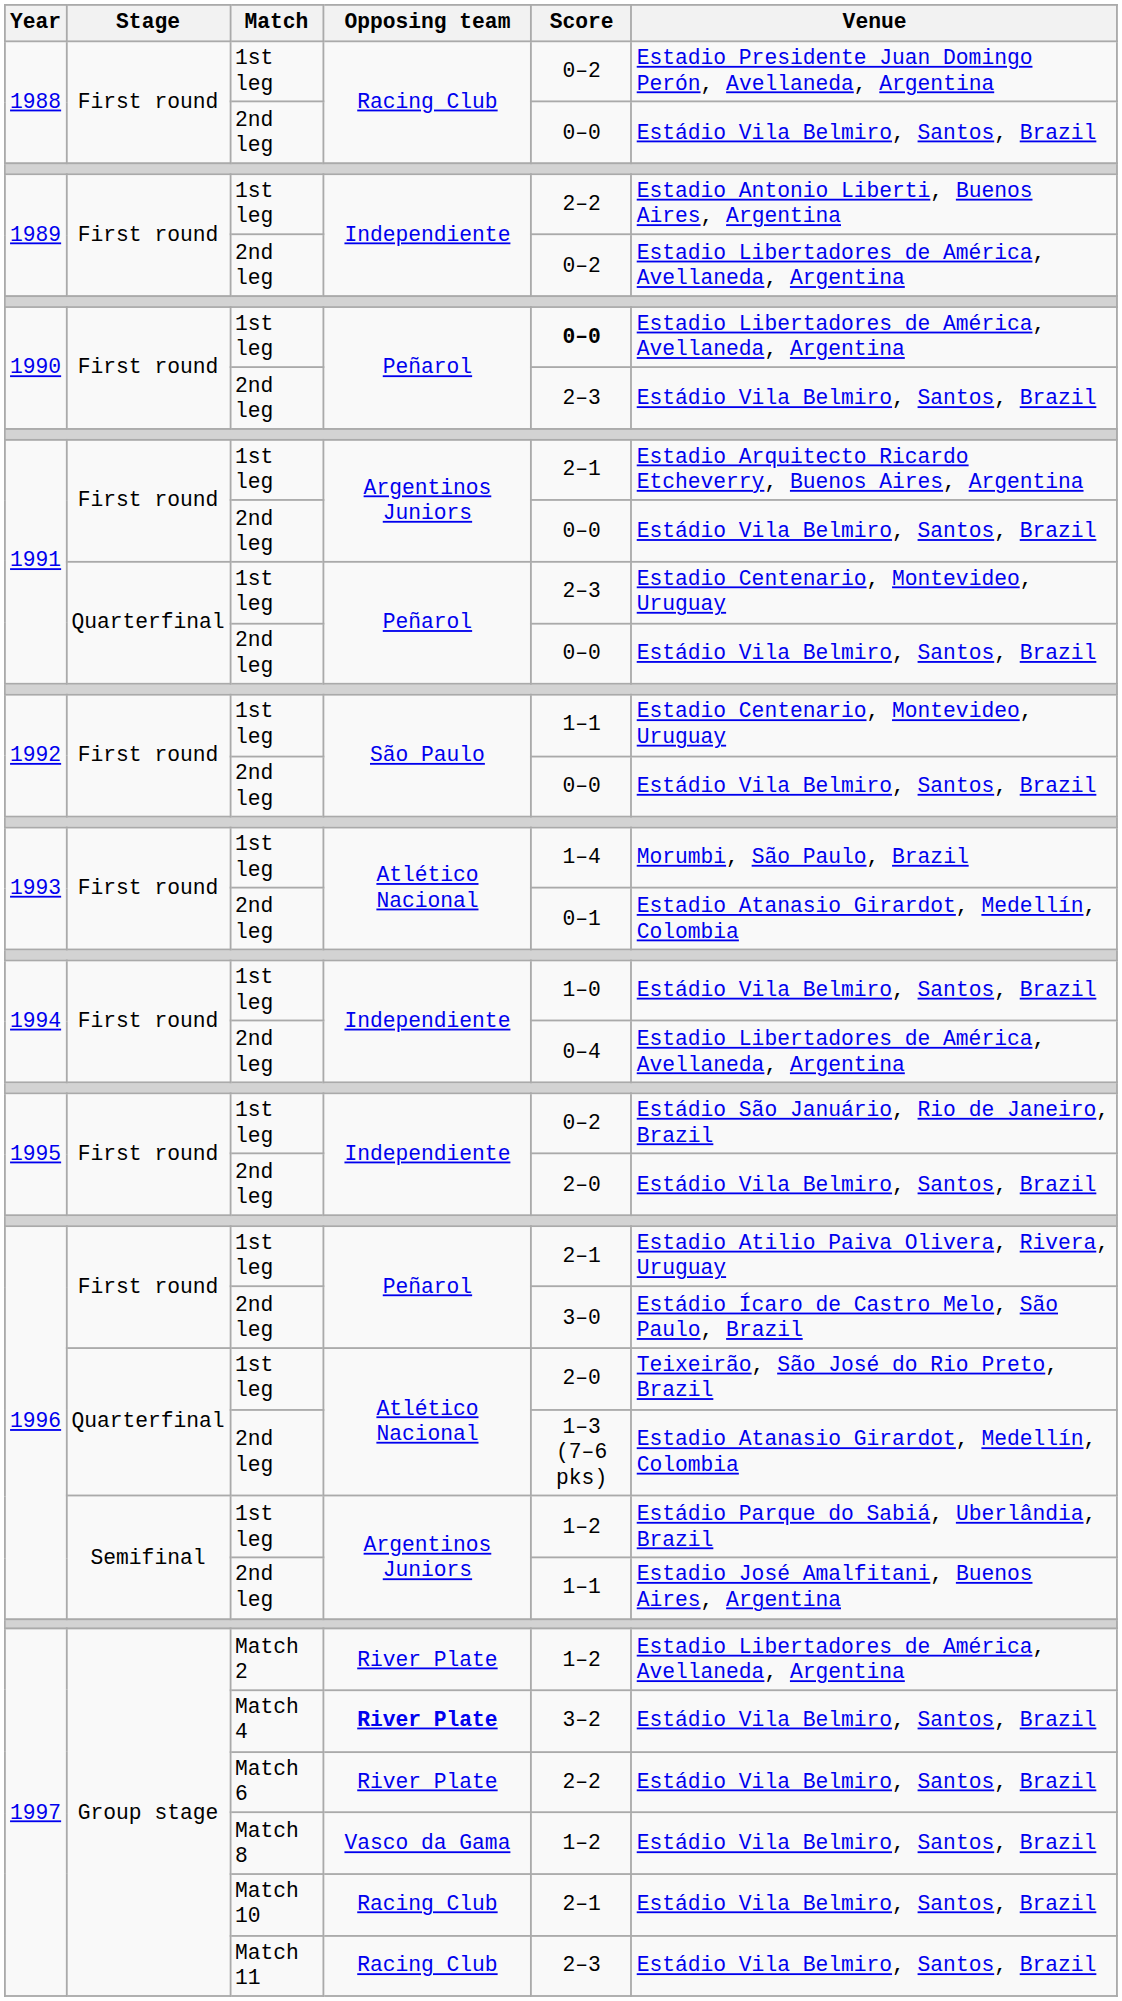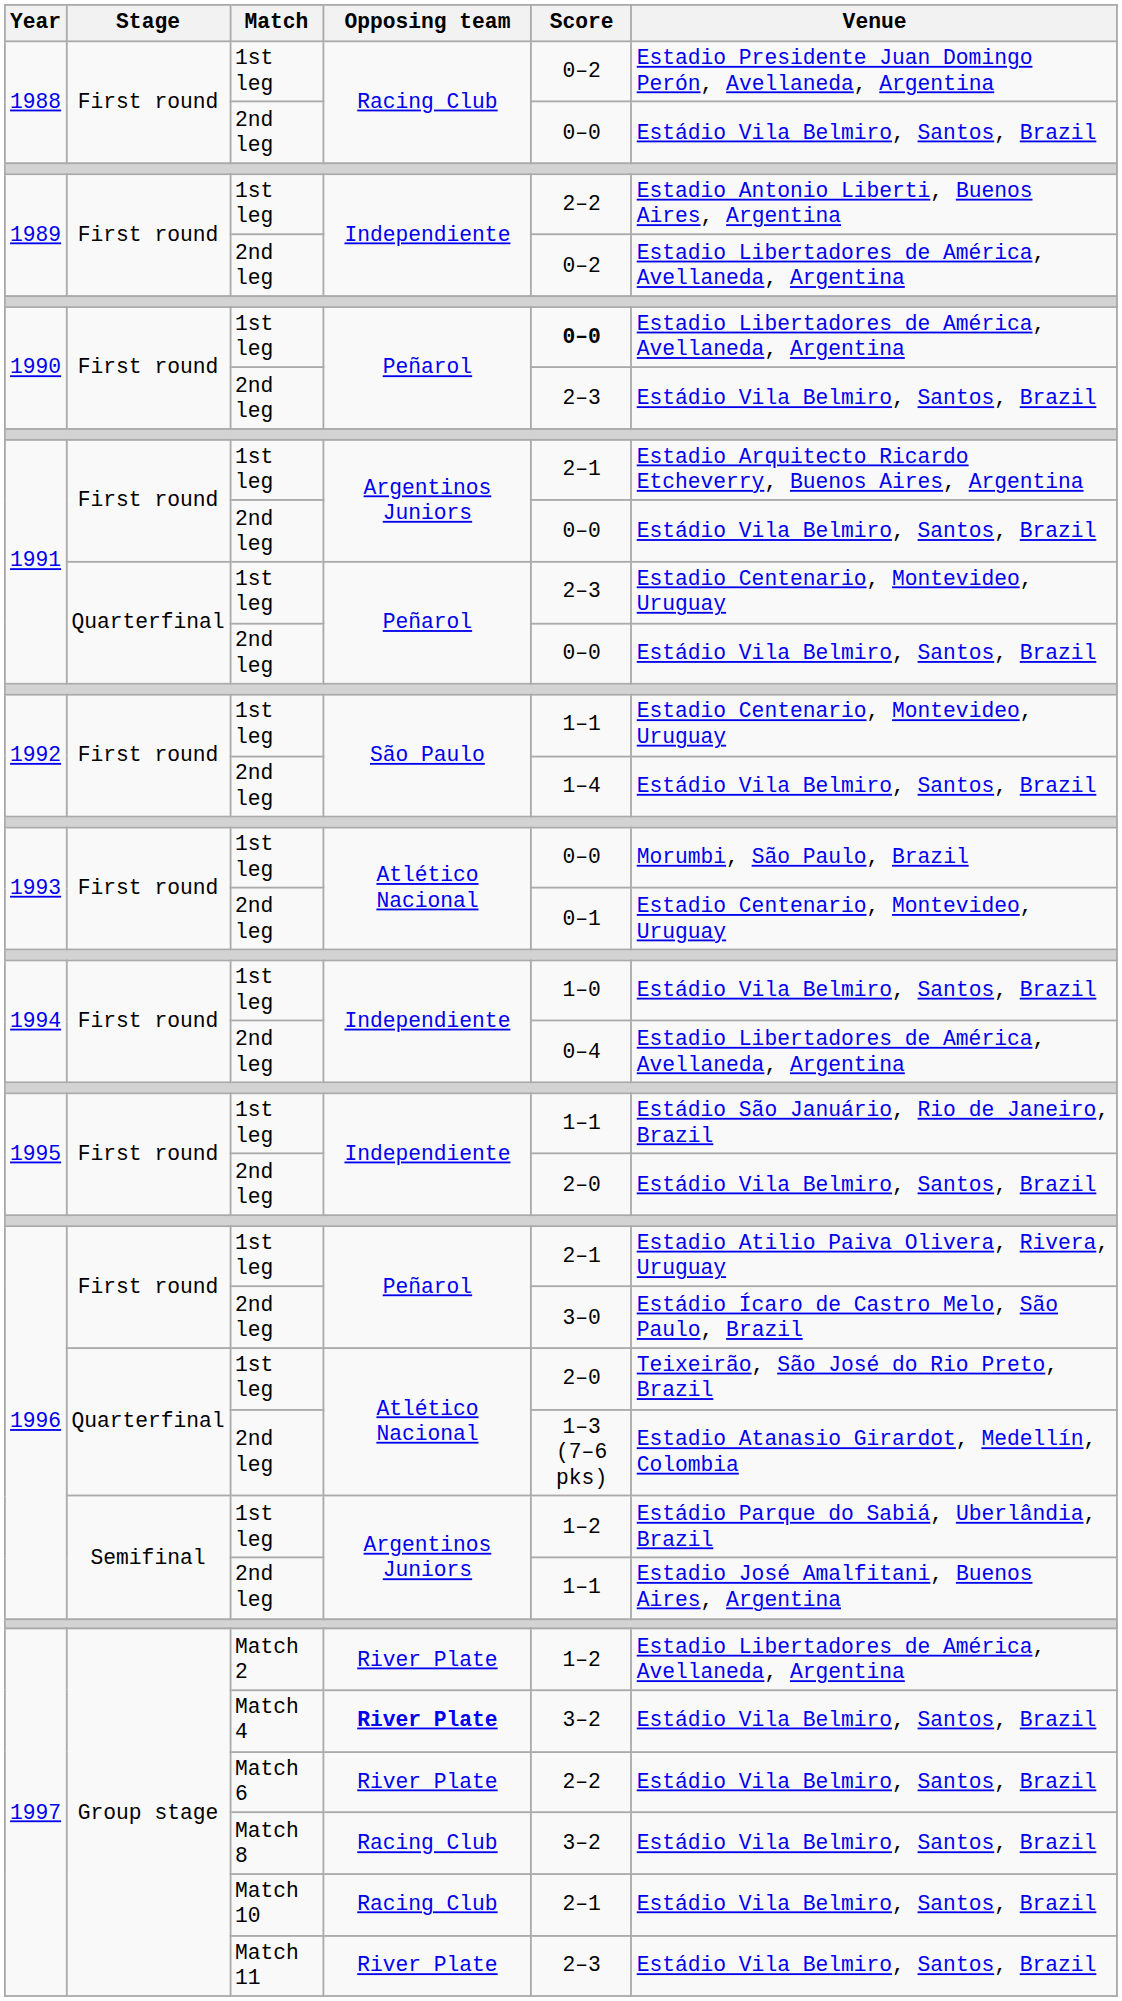(582, 786) 0–0 -> (582, 786) 1–4
(582, 858) 1–4 -> (582, 858) 0–0
(867, 919) Estadio Atanasio Girardot, Medellín, Colombia -> (835, 919) Estadio Centenario, Montevideo, Uruguay
(582, 1123) 0–2 -> (582, 1123) 1–1
(427, 1843) Vasco da Gama -> (427, 1843) Racing Club
(582, 1843) 1–2 -> (582, 1843) 3–2
(427, 1966) Racing Club -> (427, 1966) River Plate
